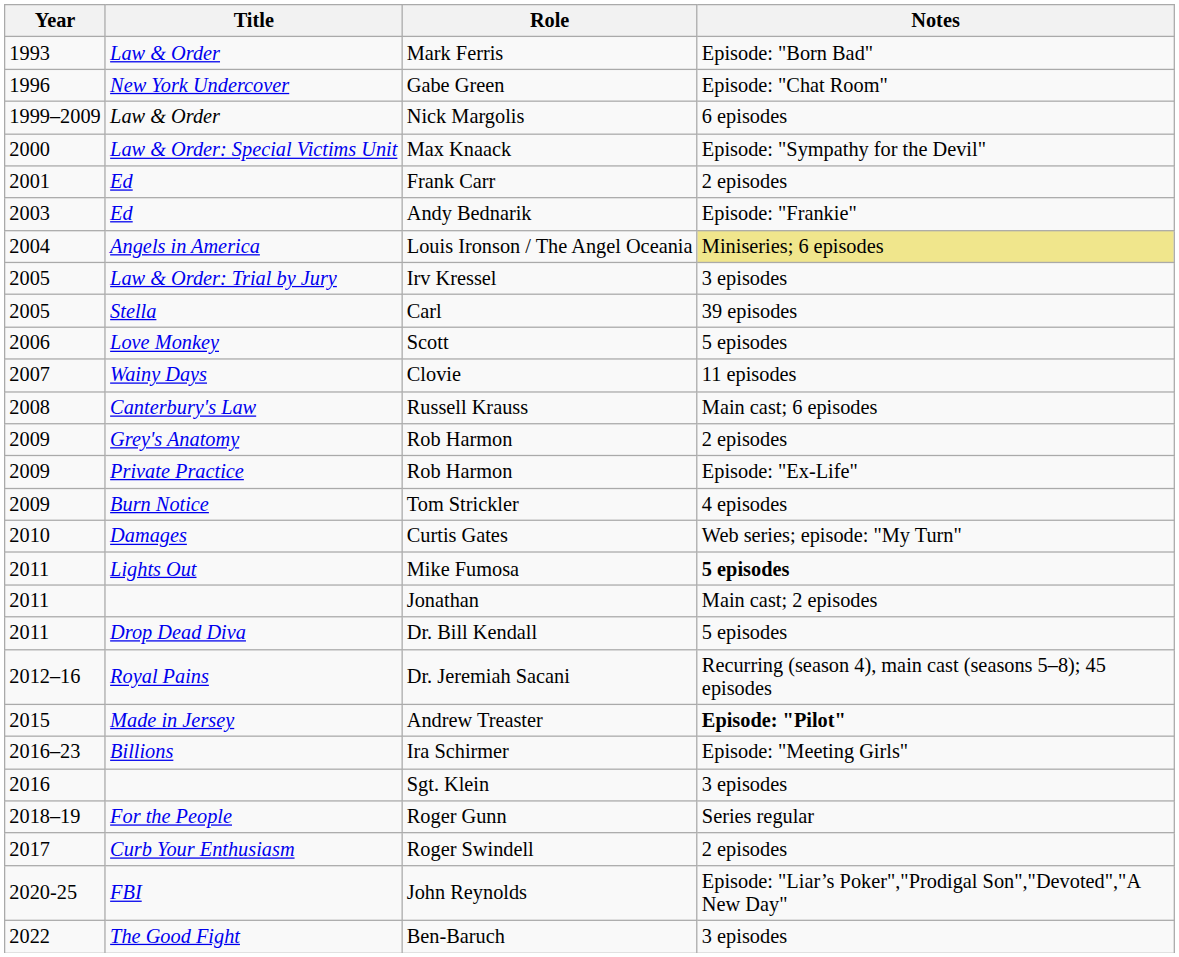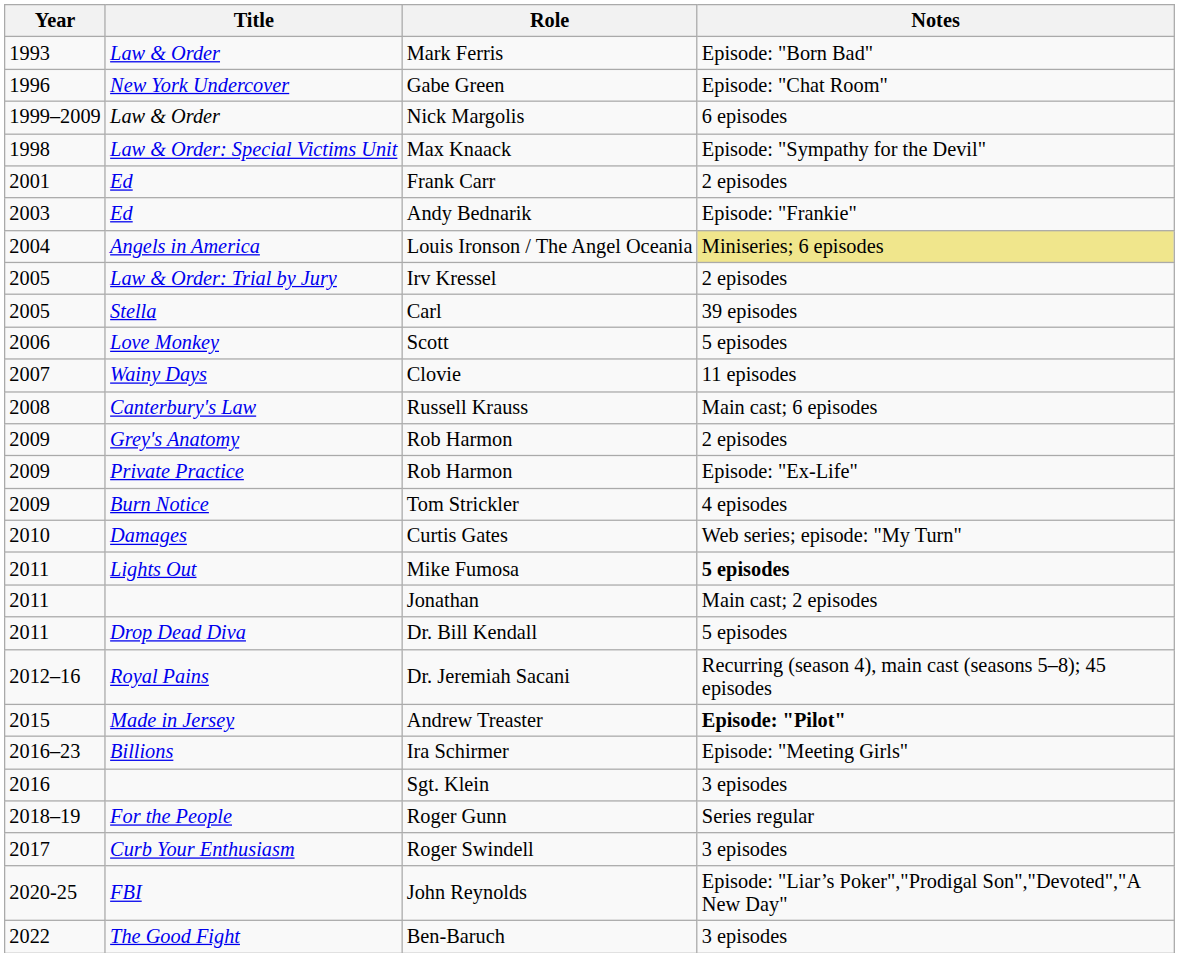(30, 149) 2000 -> (30, 149) 1998
(744, 278) 3 episodes -> (744, 278) 2 episodes
(744, 849) 2 episodes -> (744, 849) 3 episodes
